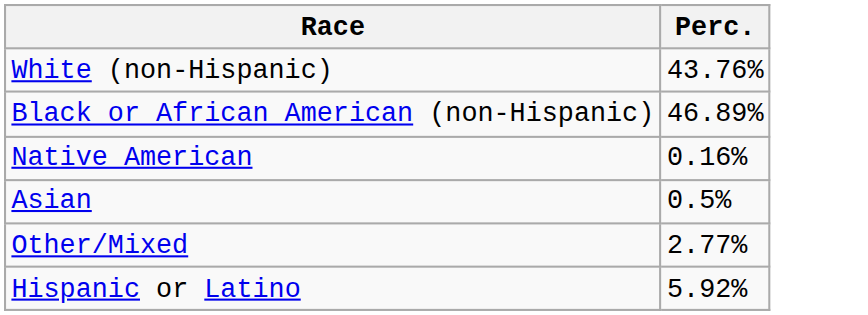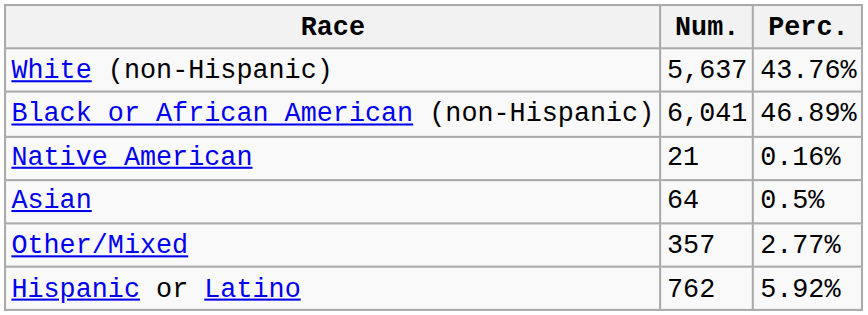+ column: (707, 27)
